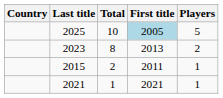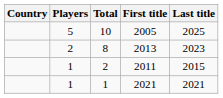columns swapped: (197, 13) <-> (74, 13)
(152, 31) lightblue background -> (145, 31) no background
